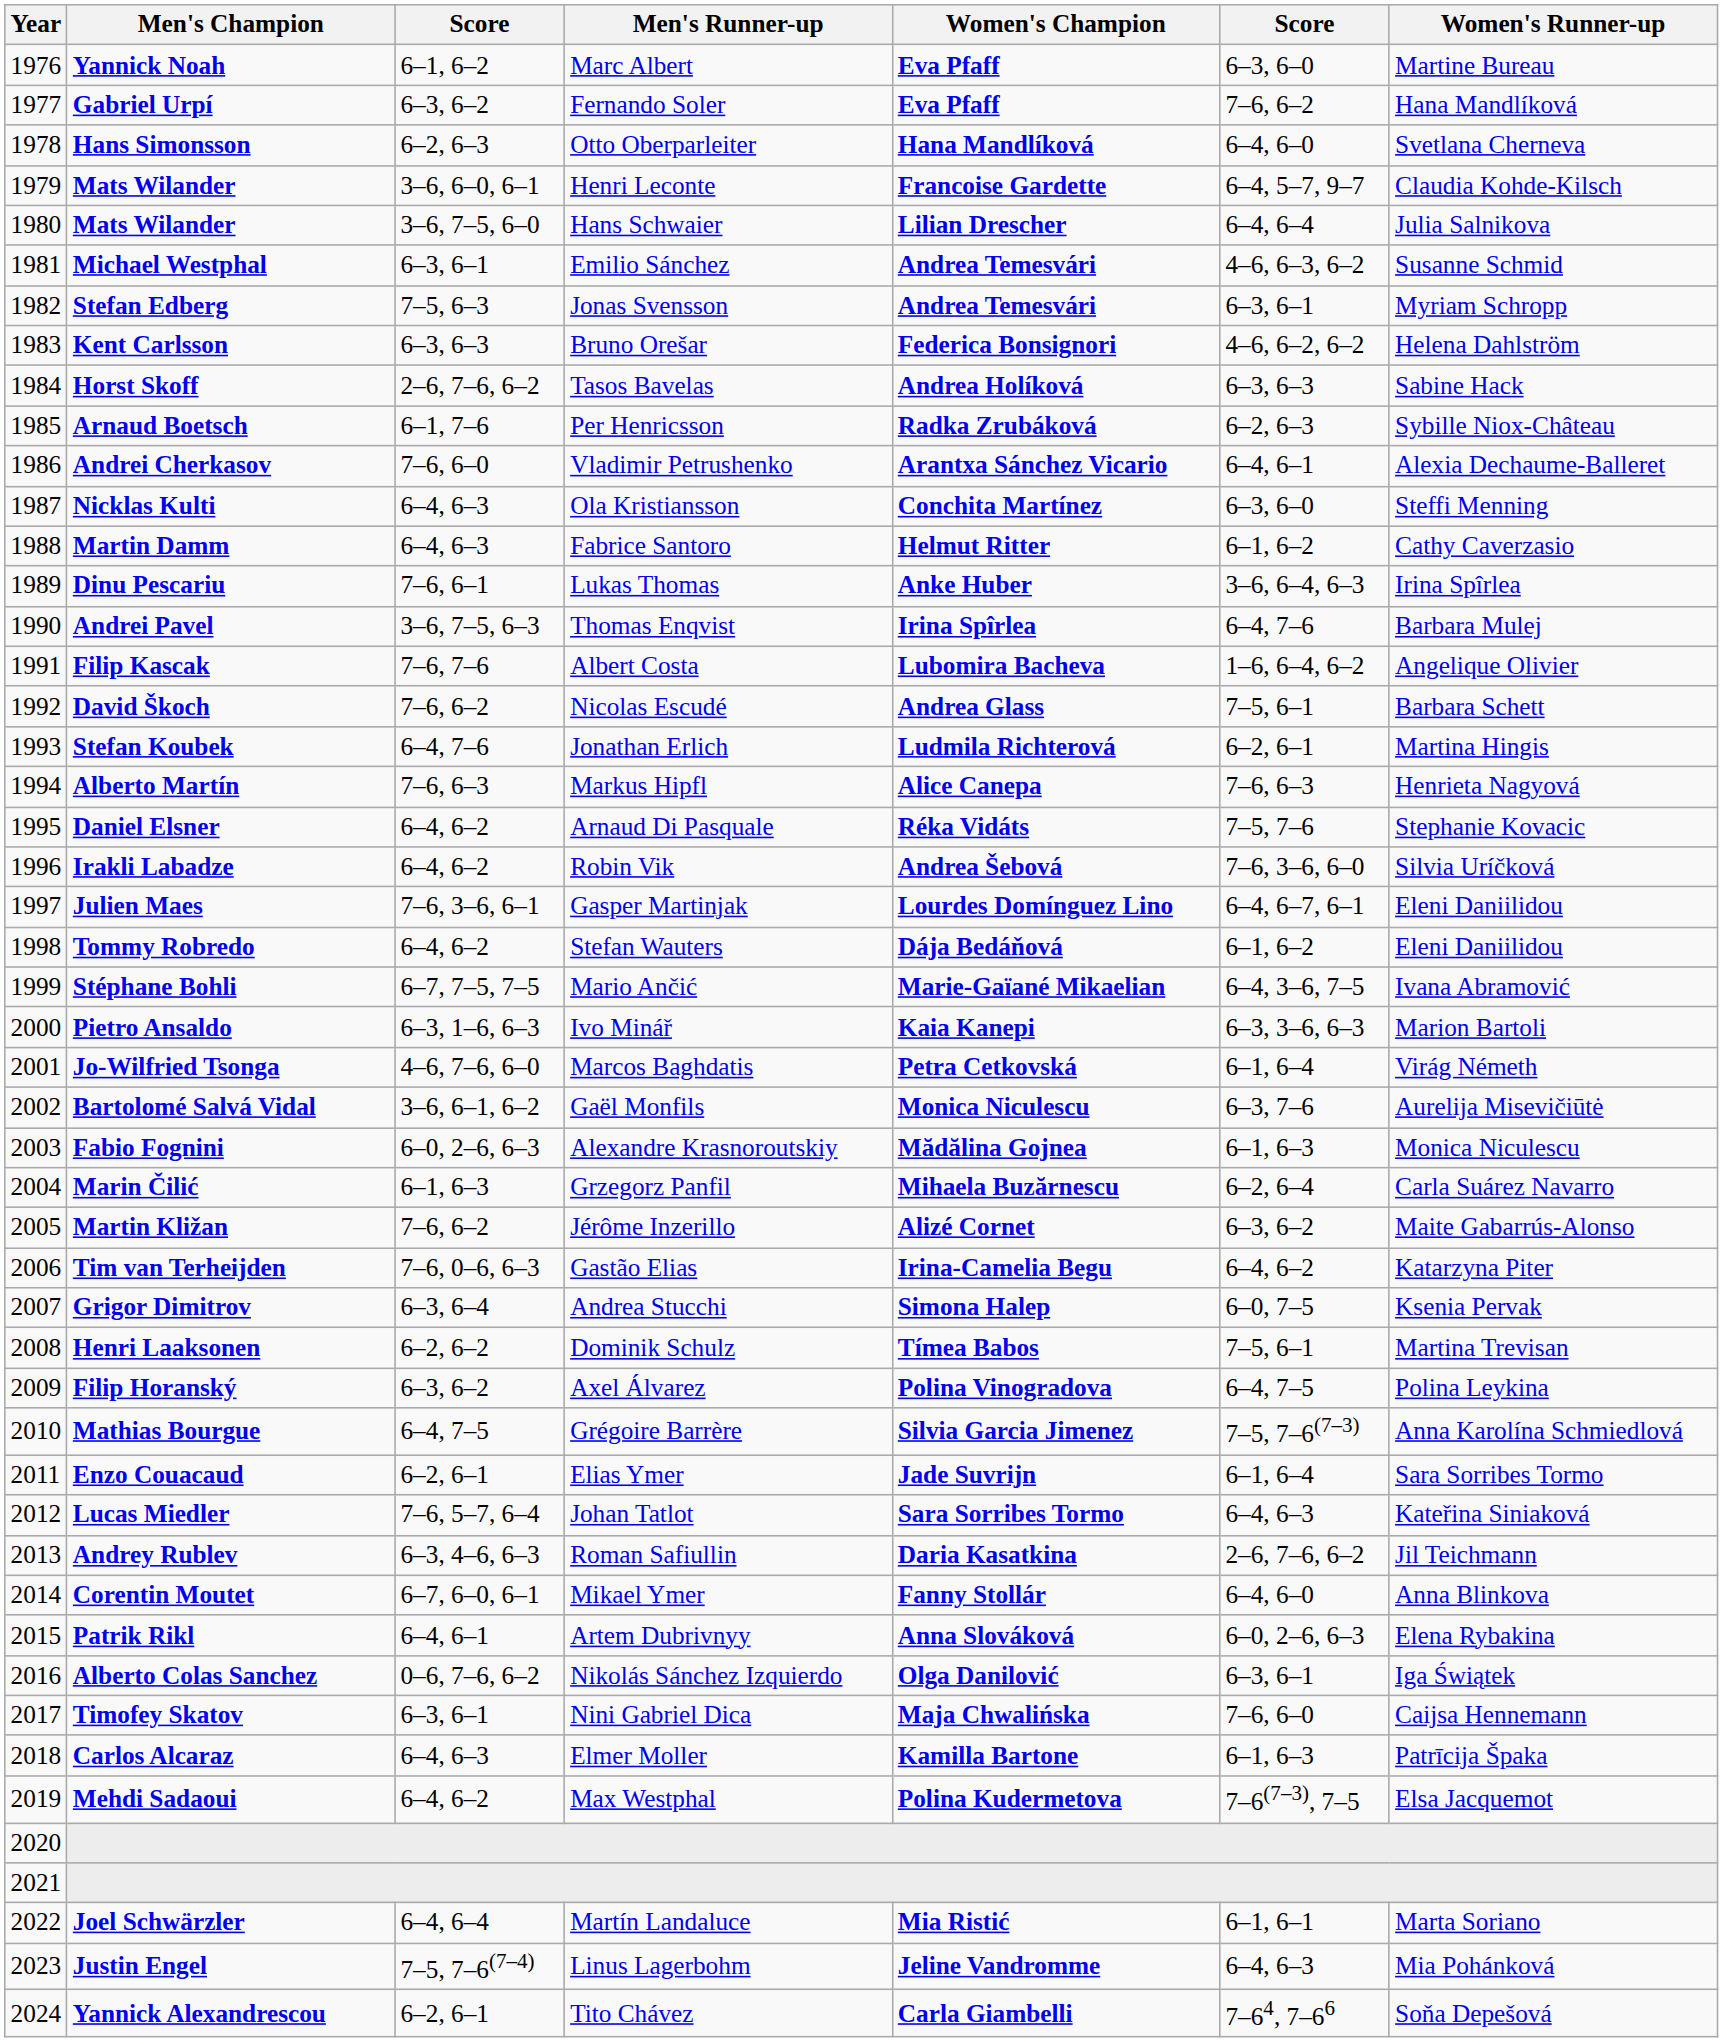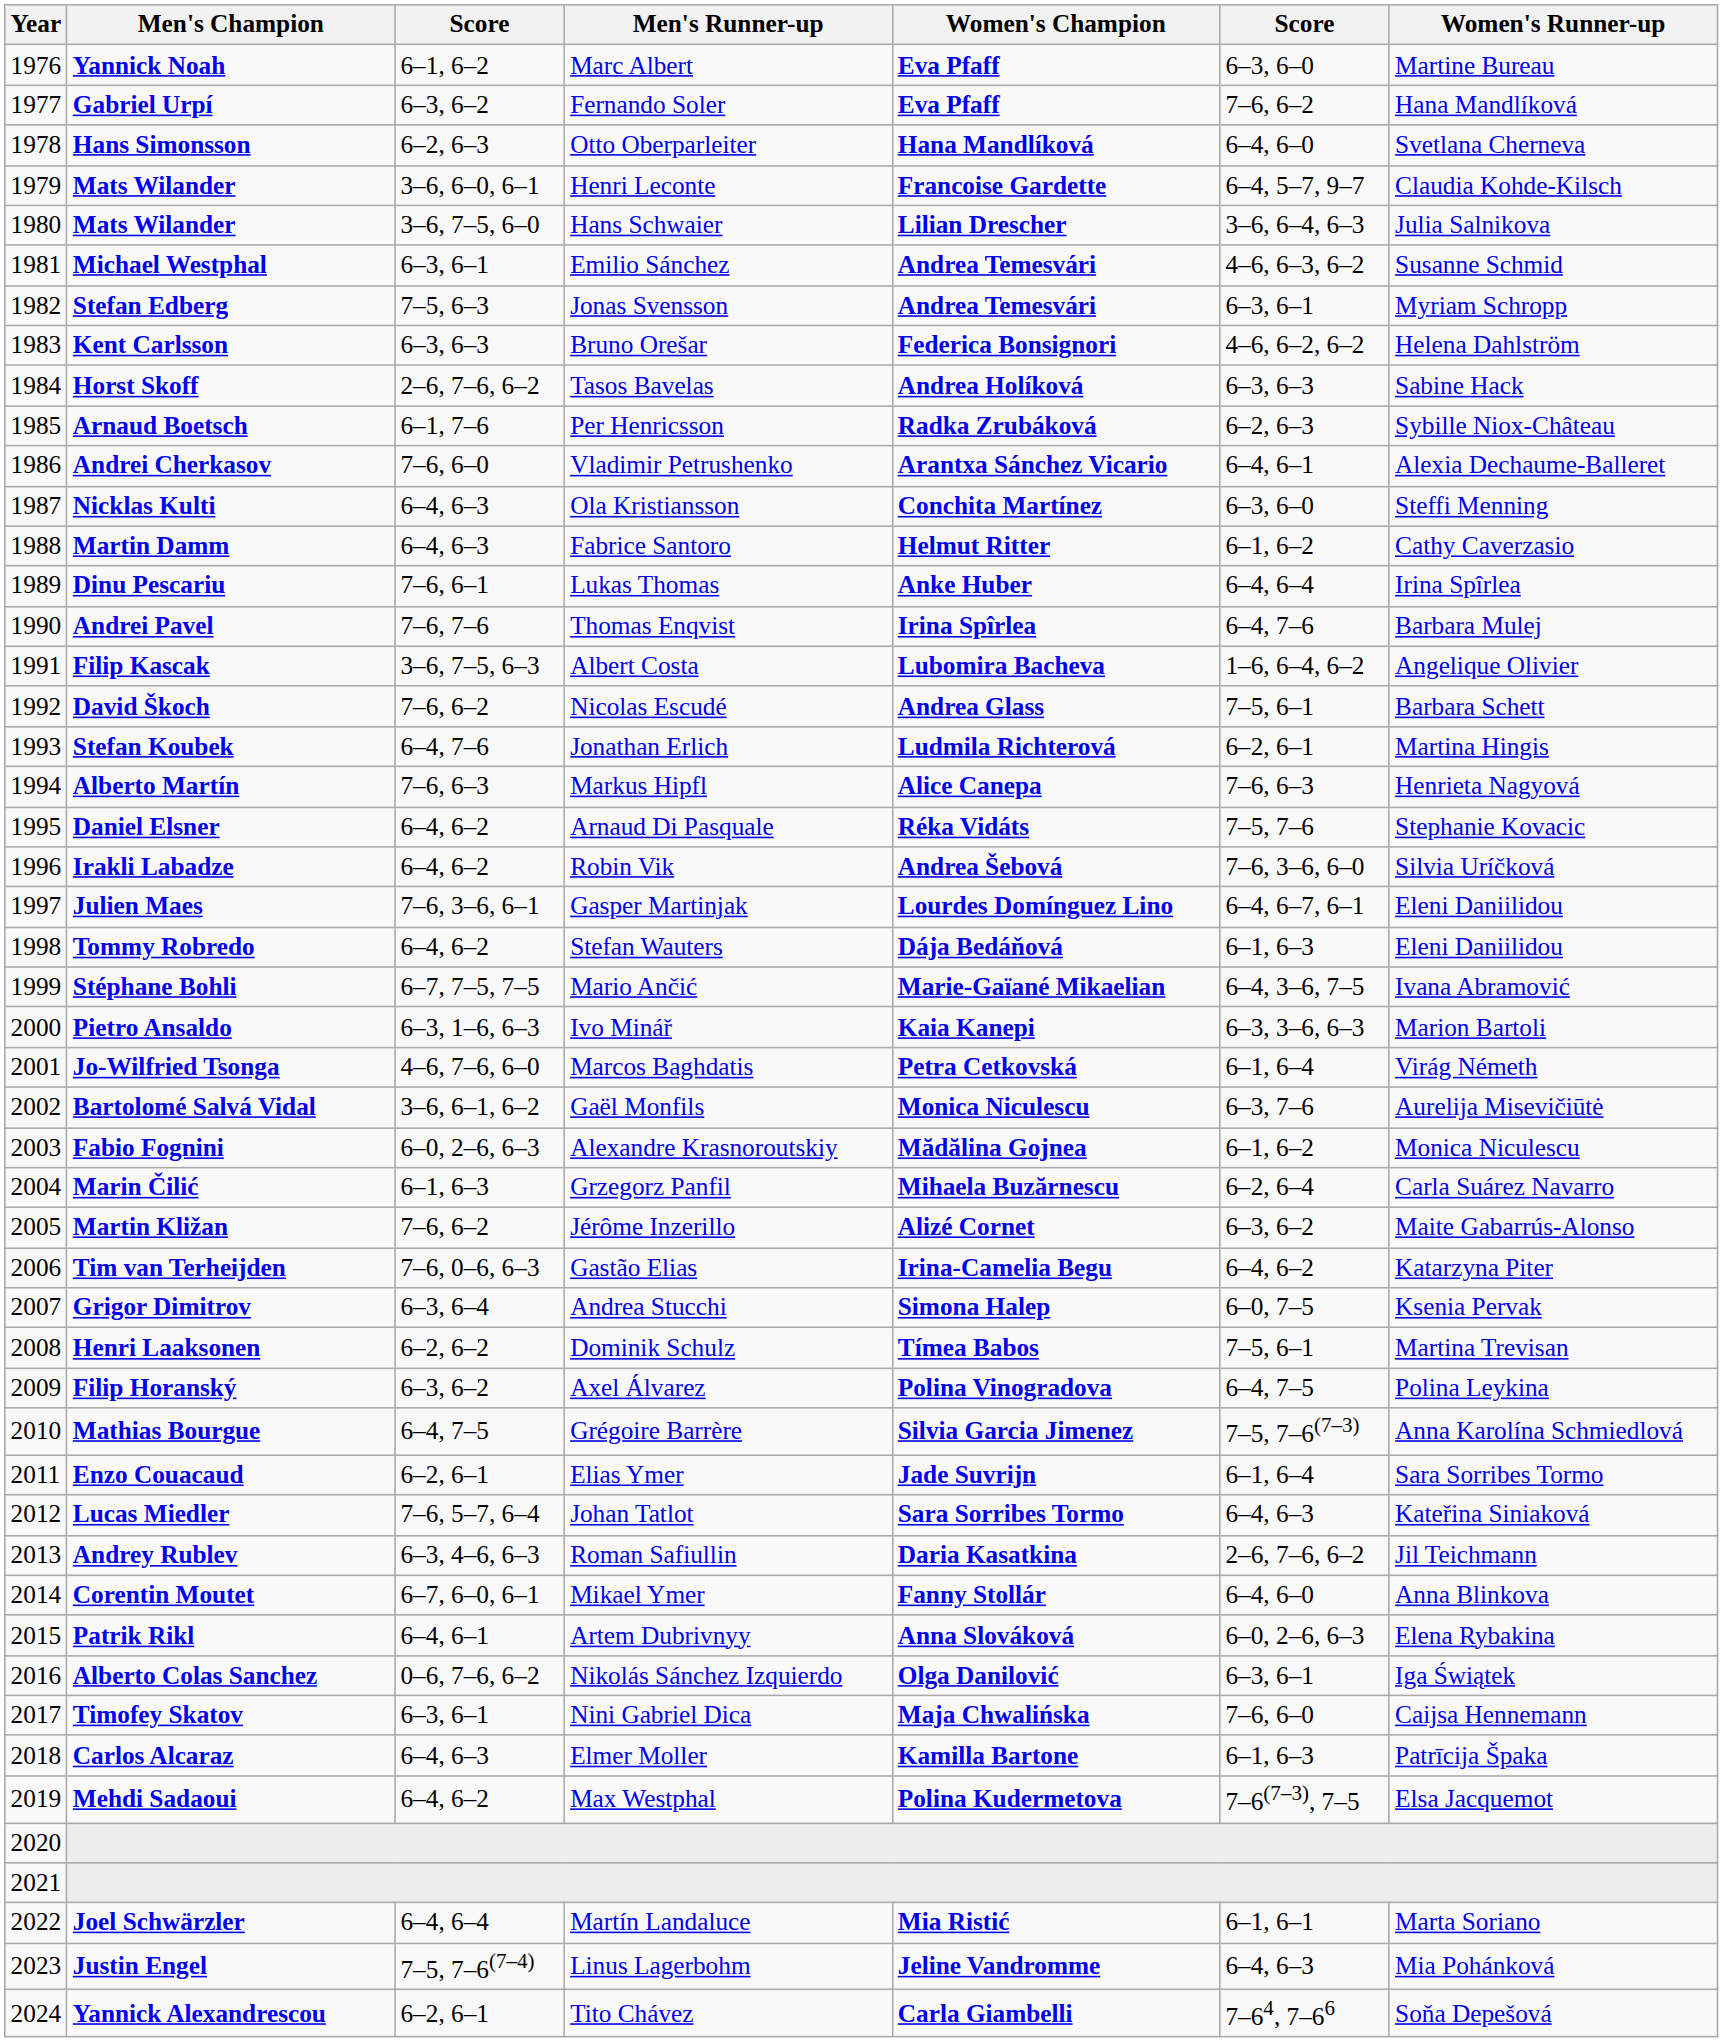(1270, 225) 6–4, 6–4 -> (1295, 225) 3–6, 6–4, 6–3
(1295, 585) 3–6, 6–4, 6–3 -> (1270, 585) 6–4, 6–4
(470, 625) 3–6, 7–5, 6–3 -> (445, 625) 7–6, 7–6
(445, 666) 7–6, 7–6 -> (470, 666) 3–6, 7–5, 6–3
(1270, 946) 6–1, 6–2 -> (1270, 946) 6–1, 6–3
(1270, 1147) 6–1, 6–3 -> (1270, 1147) 6–1, 6–2
